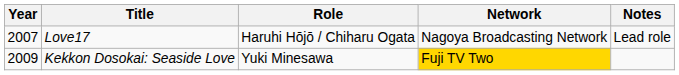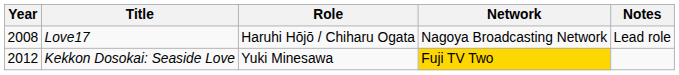(23, 37) 2007 -> (23, 37) 2008
(23, 59) 2009 -> (23, 59) 2012
